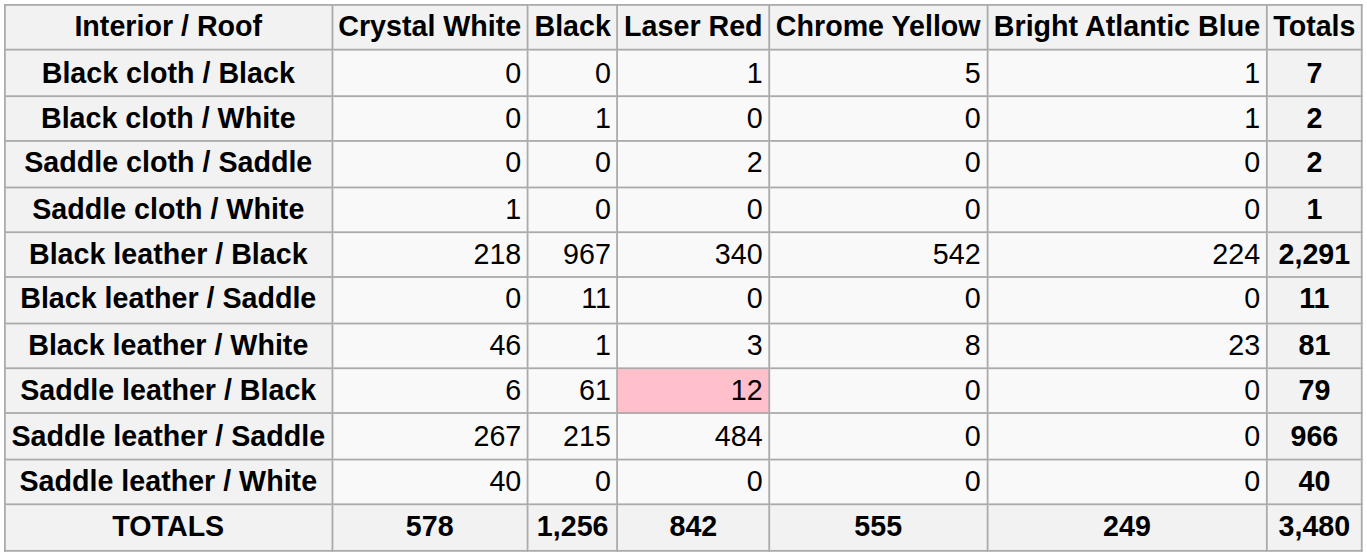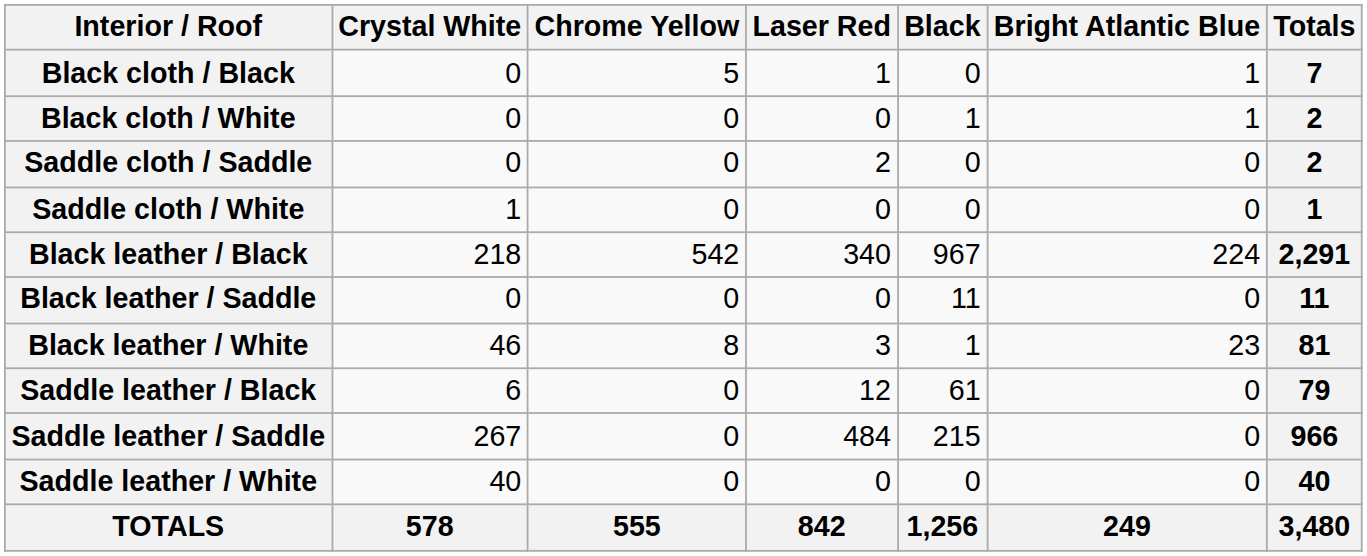columns swapped: (573, 27) <-> (878, 27)
(747, 390) pink background -> (875, 390) no background
